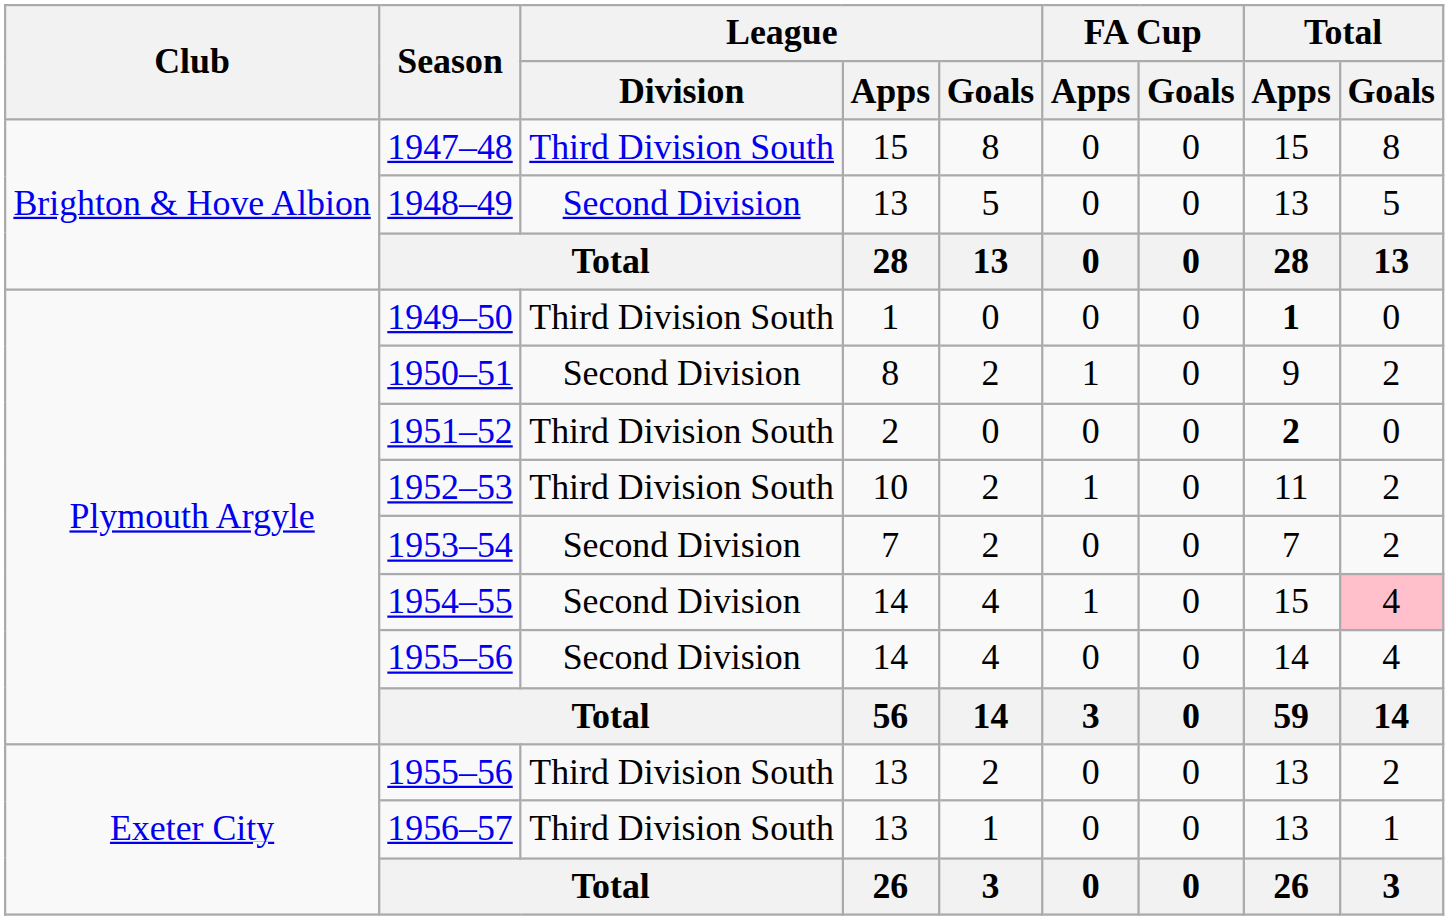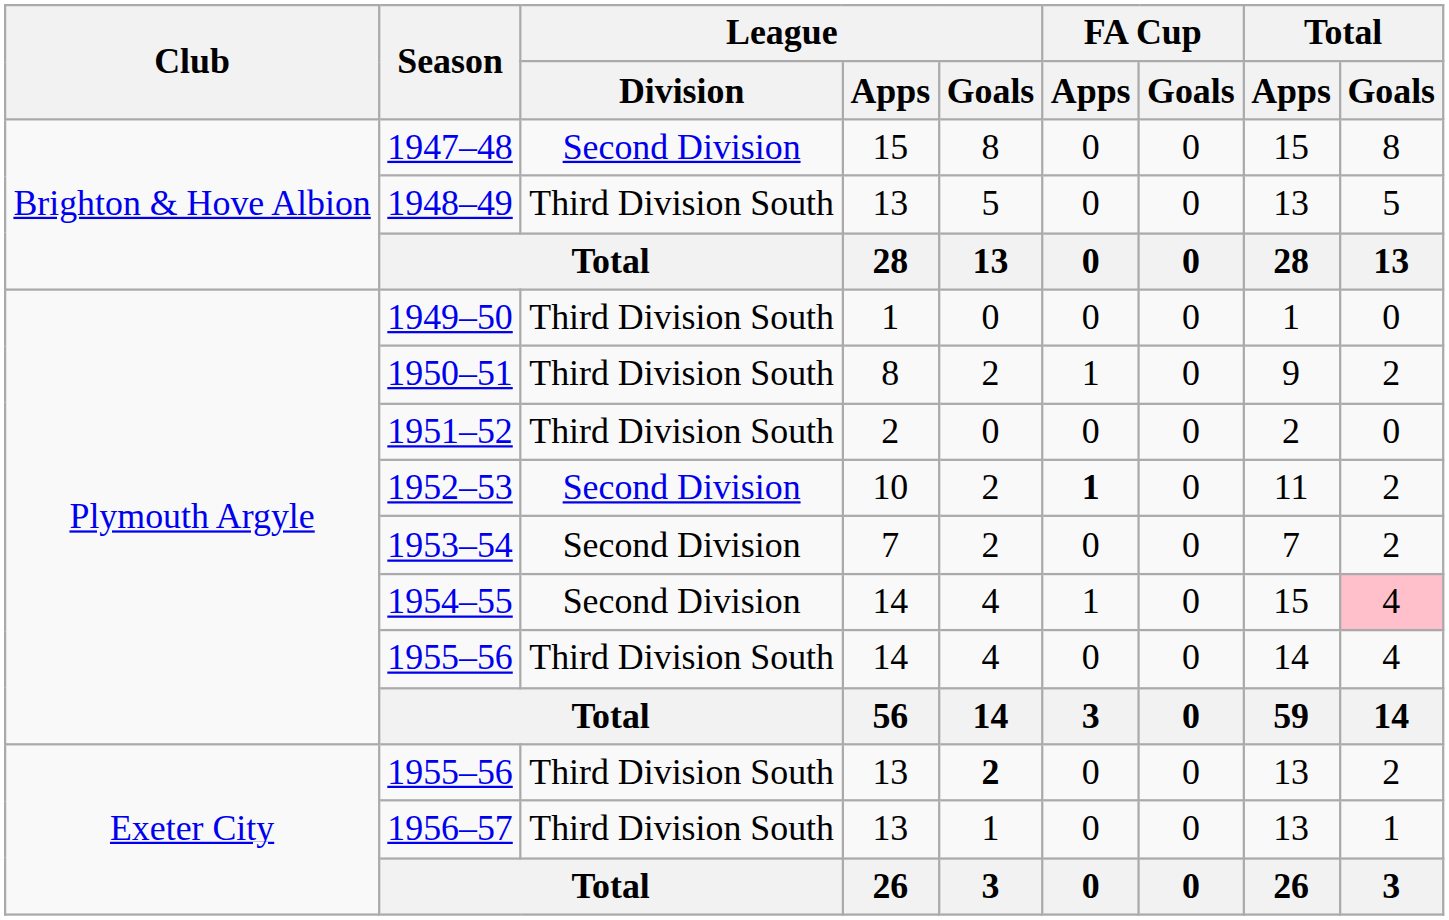(682, 146) Third Division South -> (682, 146) Second Division
(682, 203) Second Division -> (682, 203) Third Division South
(1291, 317) bold -> (1291, 317) normal
(682, 373) Second Division -> (682, 373) Third Division South
(1291, 430) bold -> (1291, 430) normal
(682, 487) Third Division South -> (682, 487) Second Division
(1091, 487) normal -> (1091, 487) bold
(682, 658) Second Division -> (682, 658) Third Division South
(991, 771) normal -> (991, 771) bold
